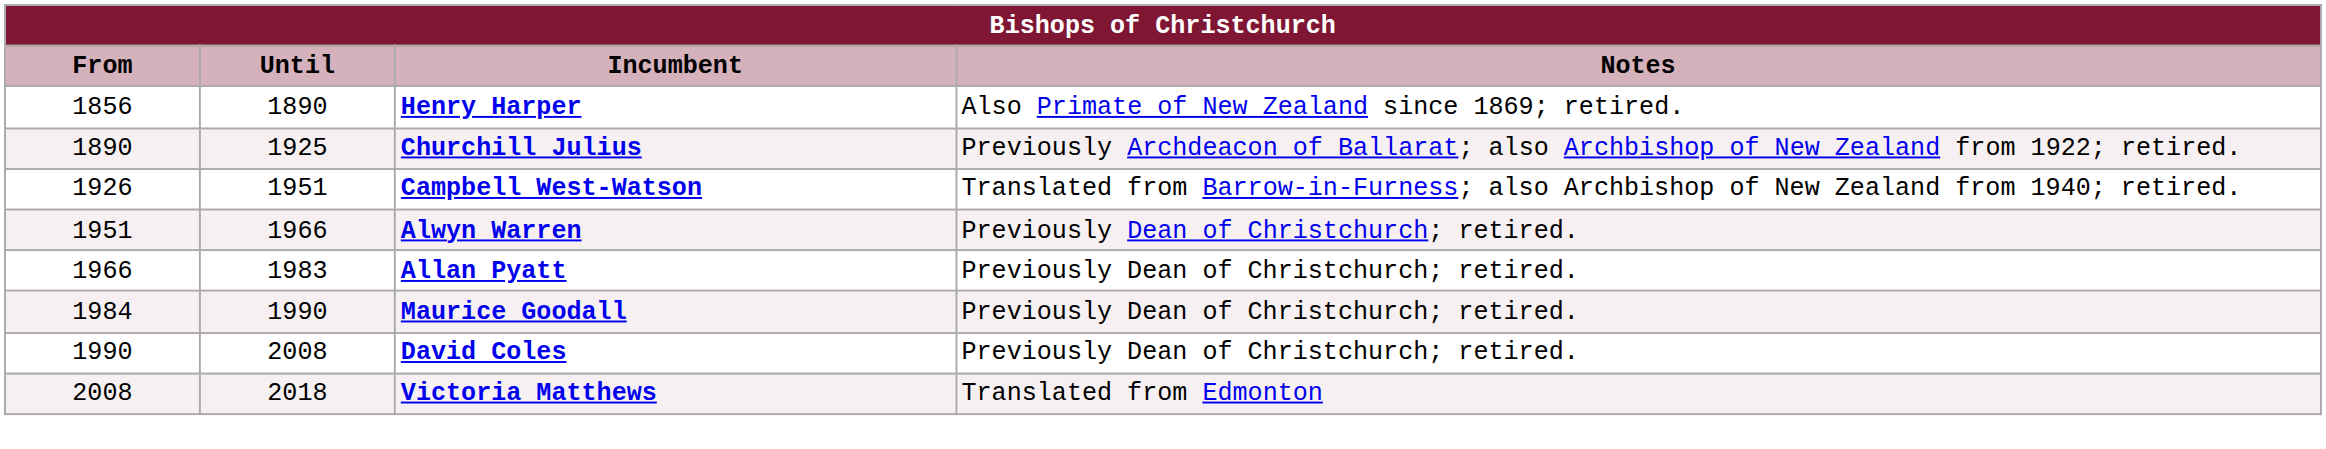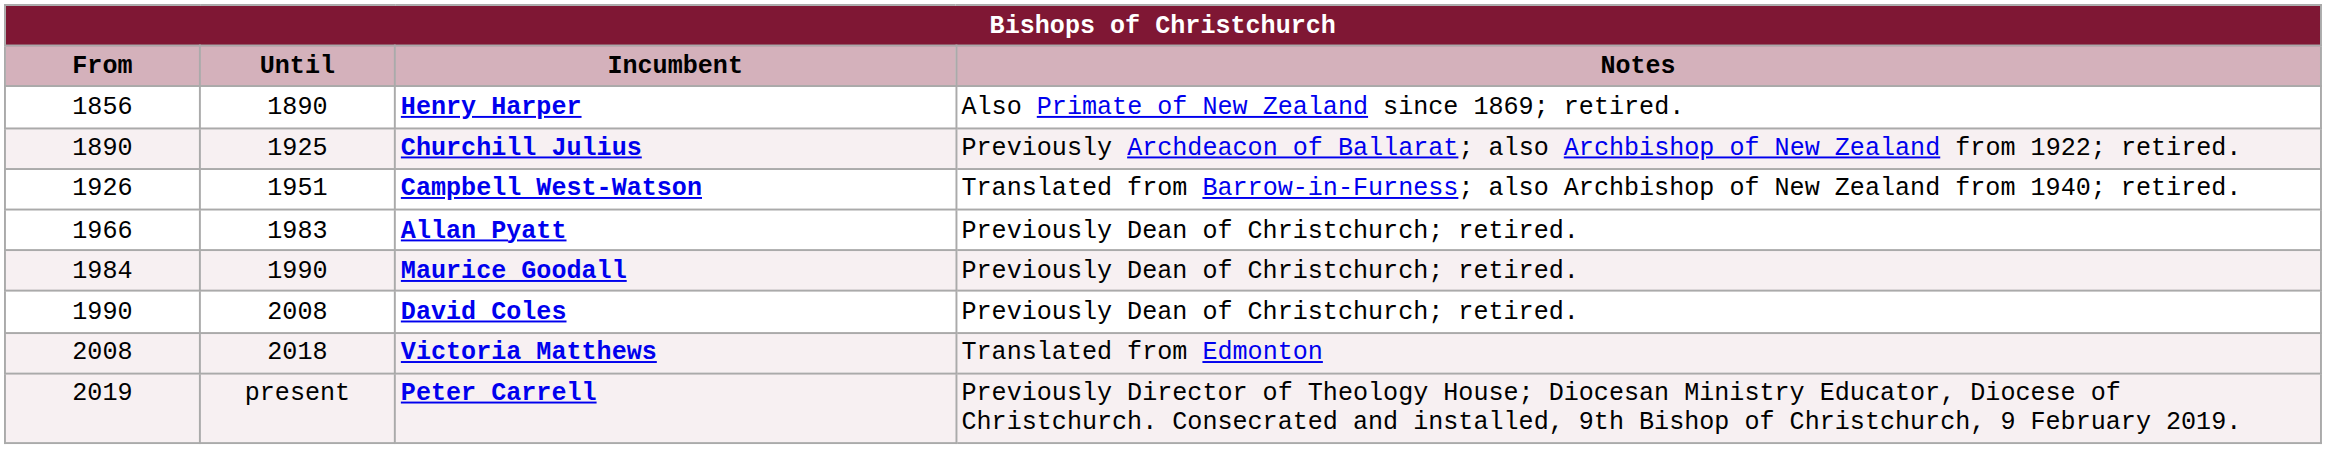- row: (491, 230)
+ row: (499, 393)
